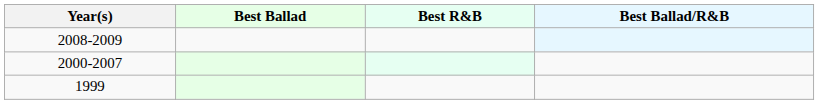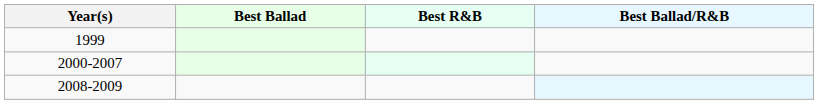rows swapped: (90, 87) <-> (90, 39)
